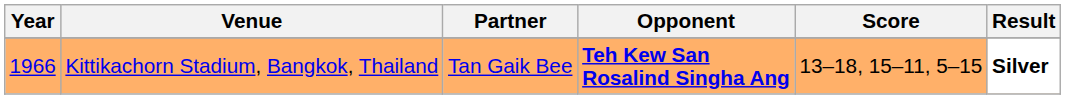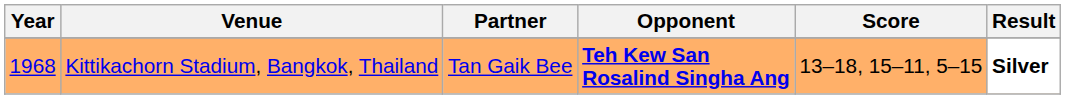(33, 66) 1966 -> (33, 66) 1968
